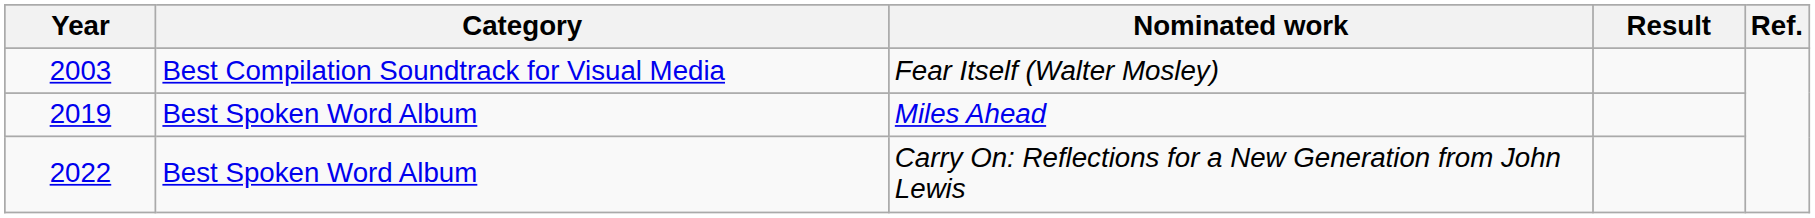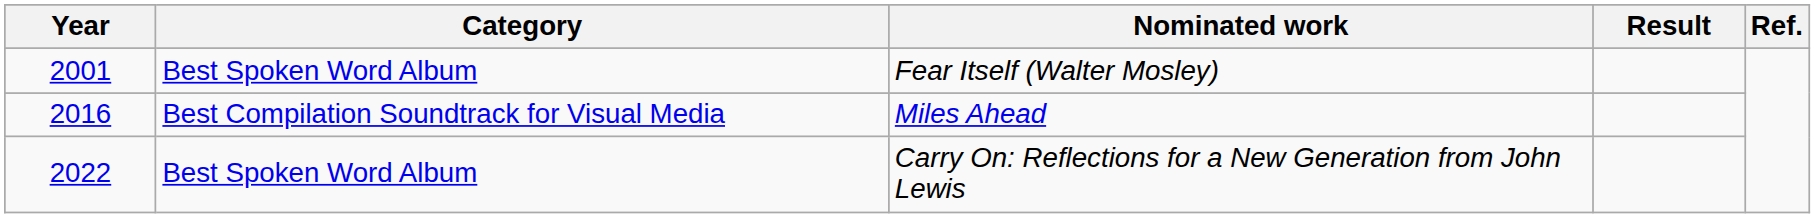(80, 70) 2003 -> (80, 70) 2001
(444, 70) Best Compilation Soundtrack for Visual Media -> (320, 70) Best Spoken Word Album
(80, 114) 2019 -> (80, 114) 2016
(320, 114) Best Spoken Word Album -> (444, 114) Best Compilation Soundtrack for Visual Media
